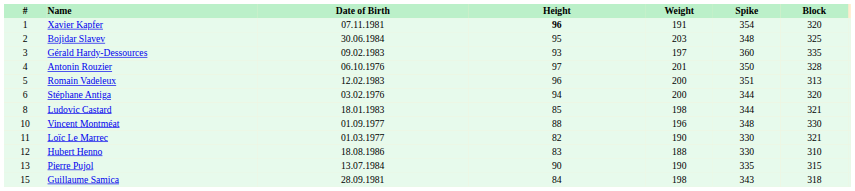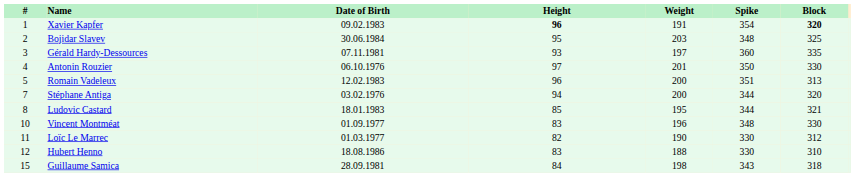(363, 25) 07.11.1981 -> (363, 25) 09.02.1983
(814, 25) normal -> (814, 25) bold
(363, 53) 09.02.1983 -> (363, 53) 07.11.1981
(814, 67) 328 -> (814, 67) 330
(25, 95) 6 -> (25, 95) 7
(679, 109) 198 -> (679, 109) 195
(557, 123) 88 -> (557, 123) 83
(814, 137) 321 -> (814, 137) 312
- row: (70, 165)
